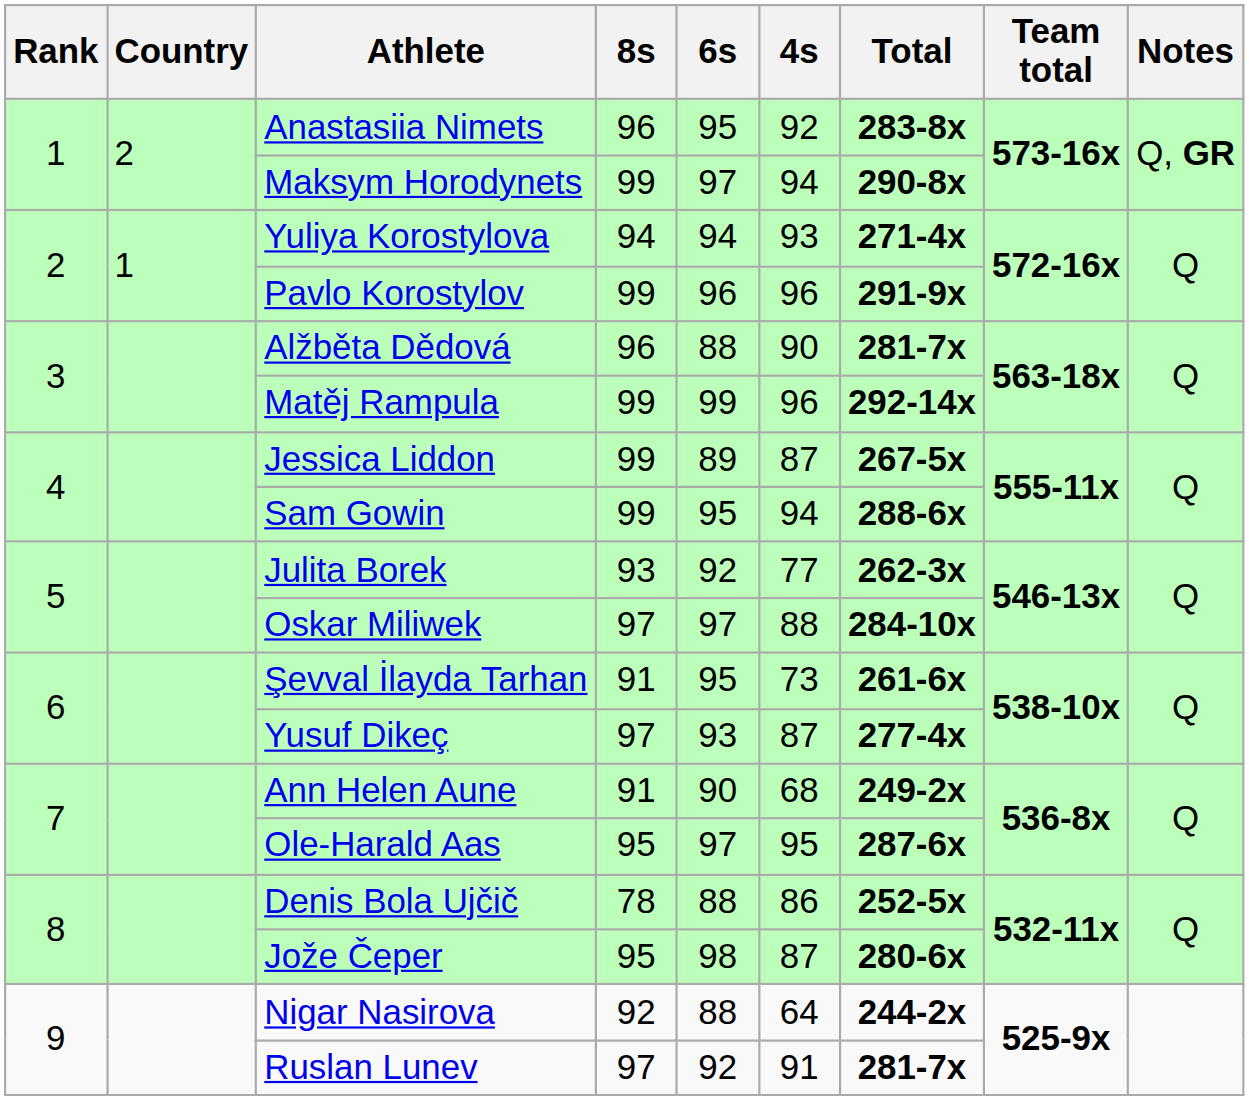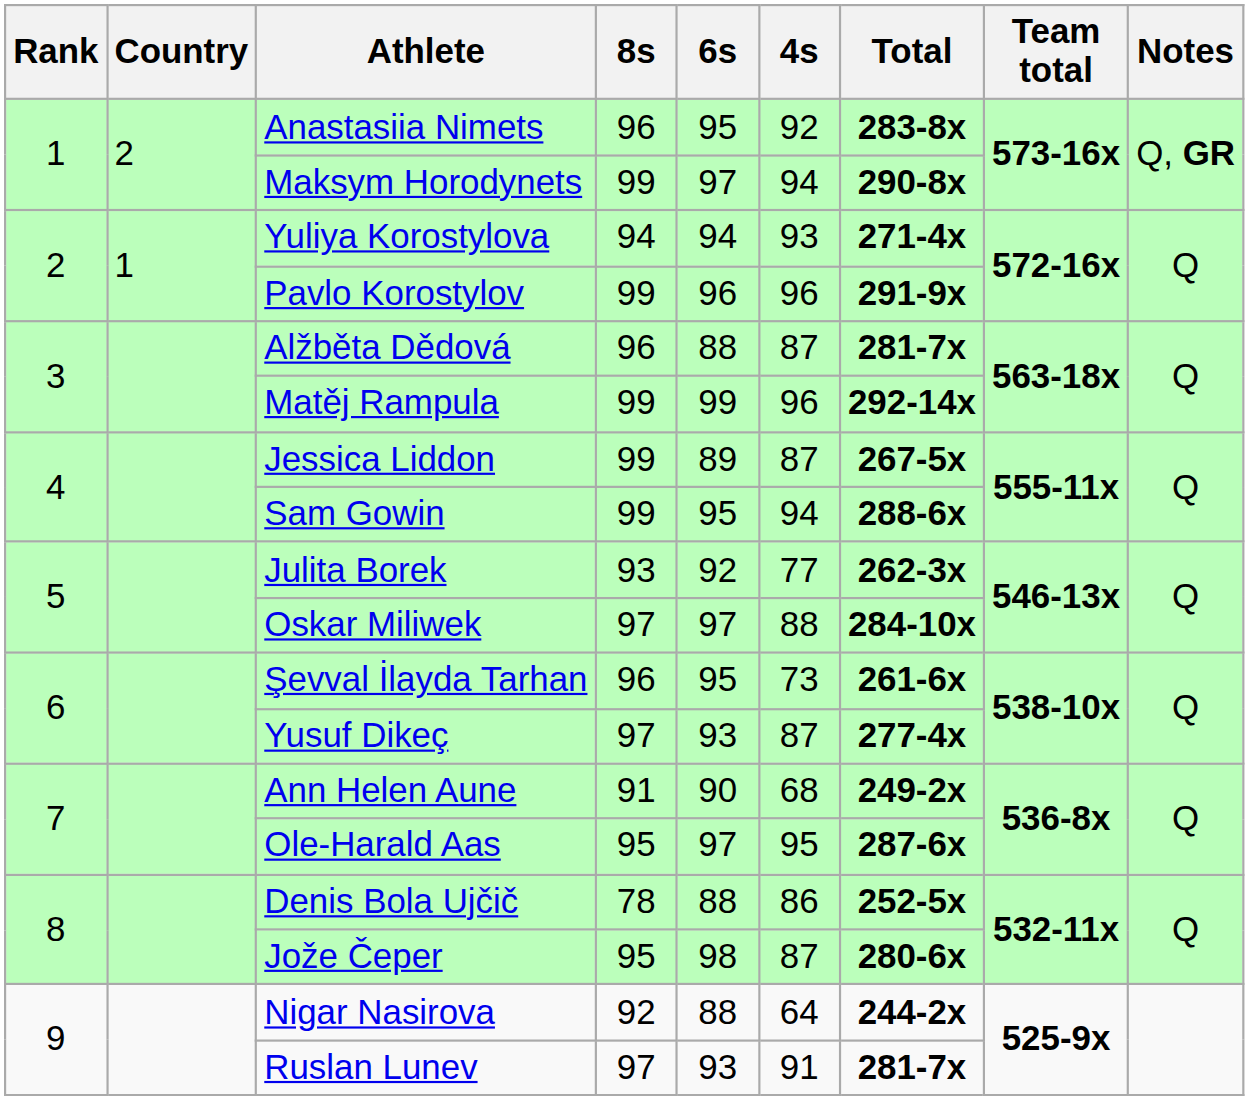(799, 347) 90 -> (799, 347) 87
(636, 679) 91 -> (636, 679) 96
(718, 1067) 92 -> (718, 1067) 93
